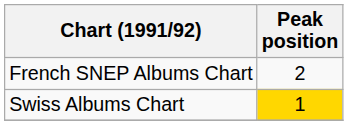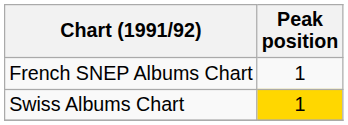(300, 73) 2 -> (300, 73) 1
